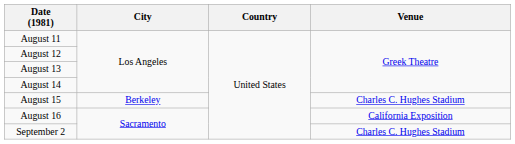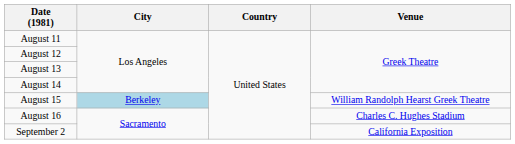(143, 100) no background -> (143, 100) lightblue background
(410, 100) Charles C. Hughes Stadium -> (410, 100) William Randolph Hearst Greek Theatre
(410, 116) California Exposition -> (410, 116) Charles C. Hughes Stadium
(410, 131) Charles C. Hughes Stadium -> (410, 131) California Exposition
